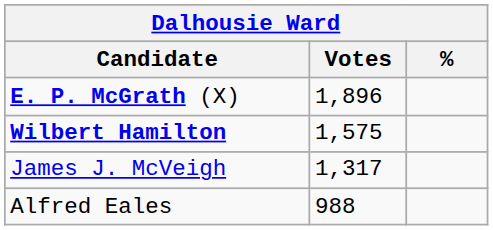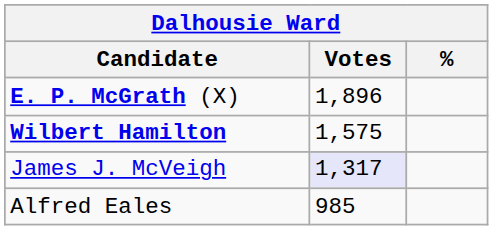(349, 170) no background -> (349, 170) lavender background
(335, 206) 988 -> (335, 206) 985
